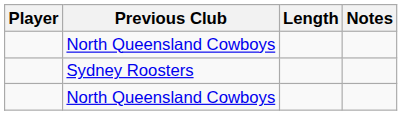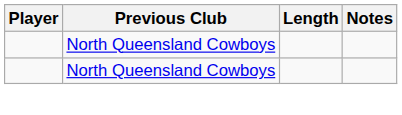- row: (34, 71)
